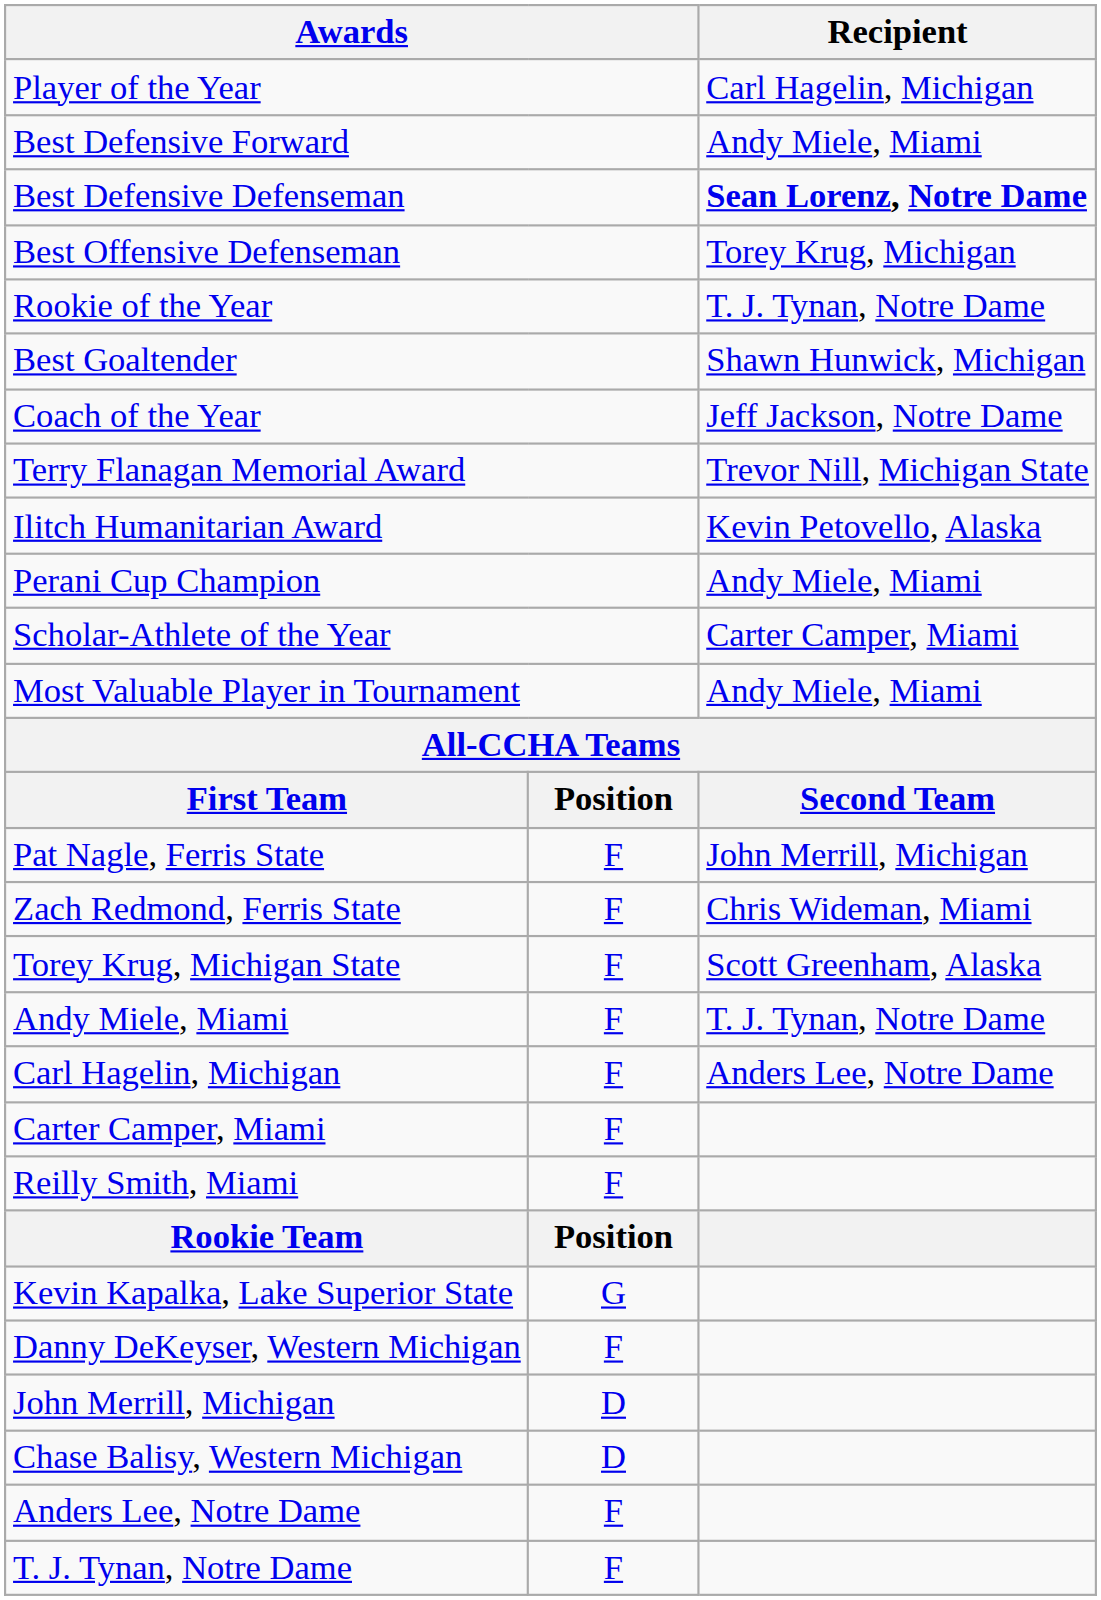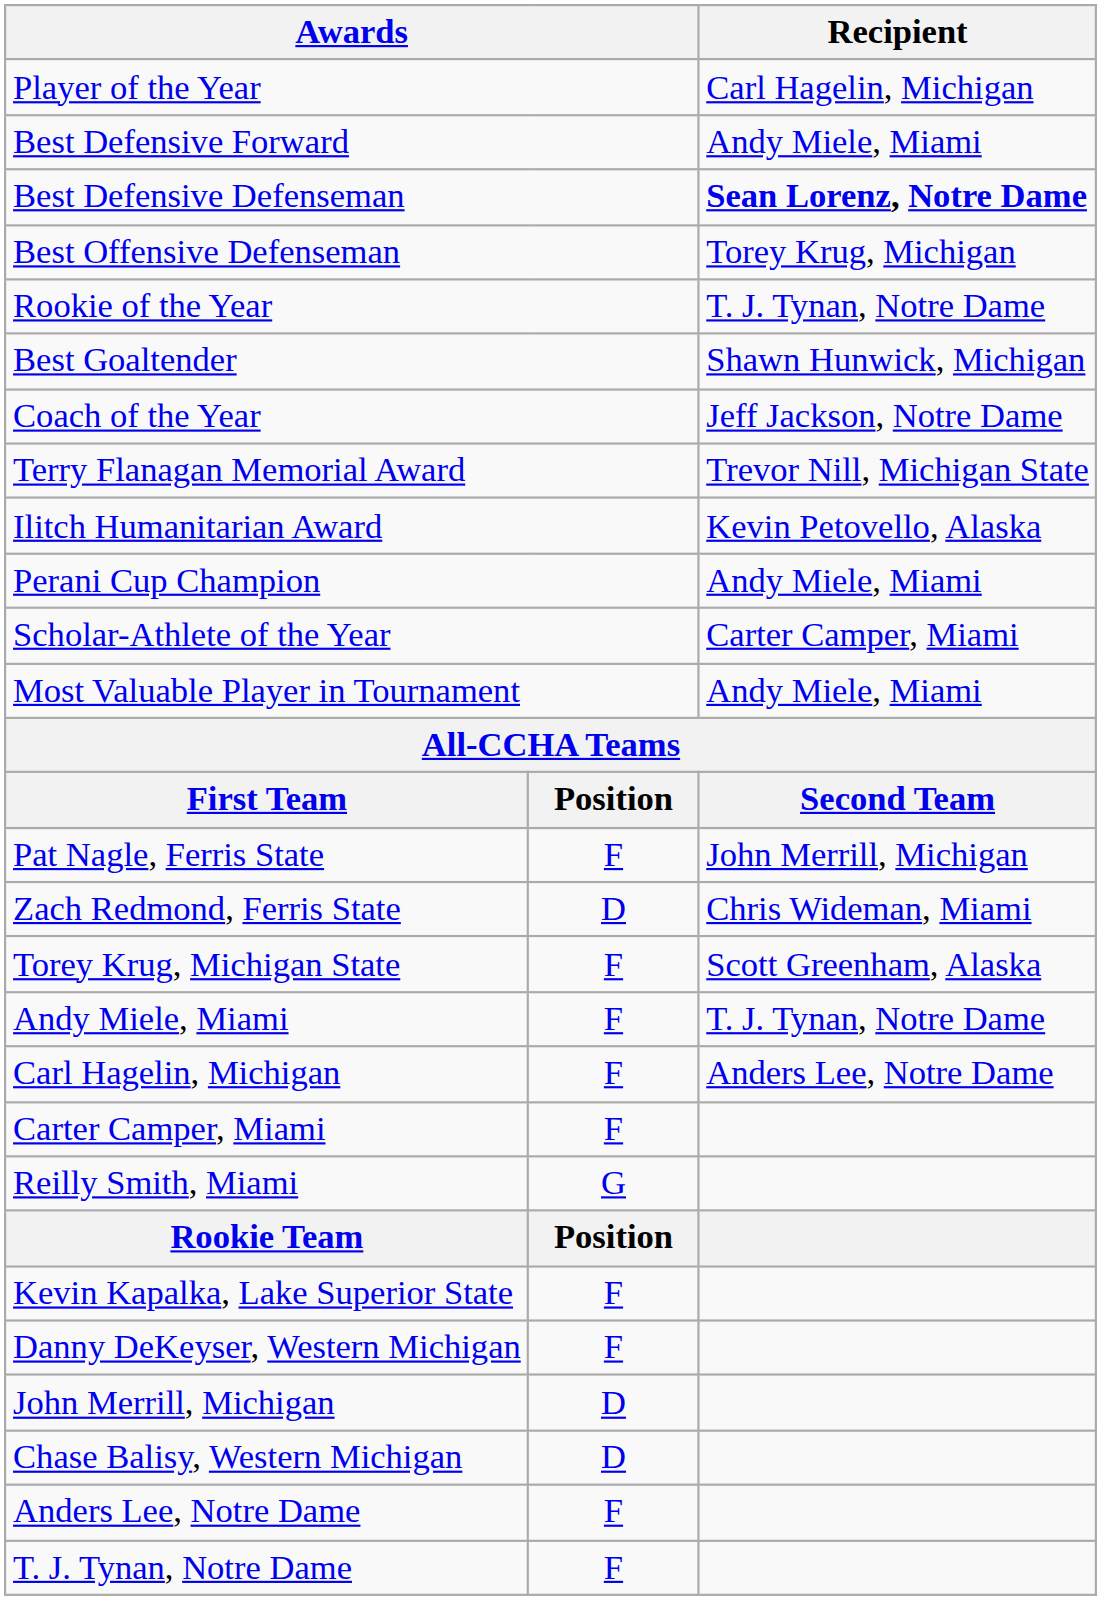(613, 908) F -> (613, 908) D
(613, 1182) F -> (613, 1182) G
(613, 1292) G -> (613, 1292) F
